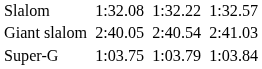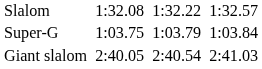rows swapped: (46, 33) <-> (31, 55)
